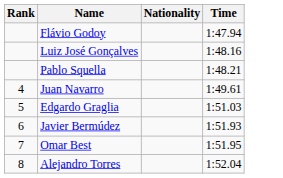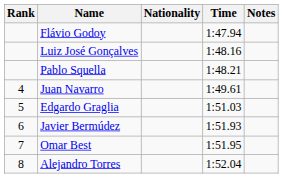+ column: (261, 13)
